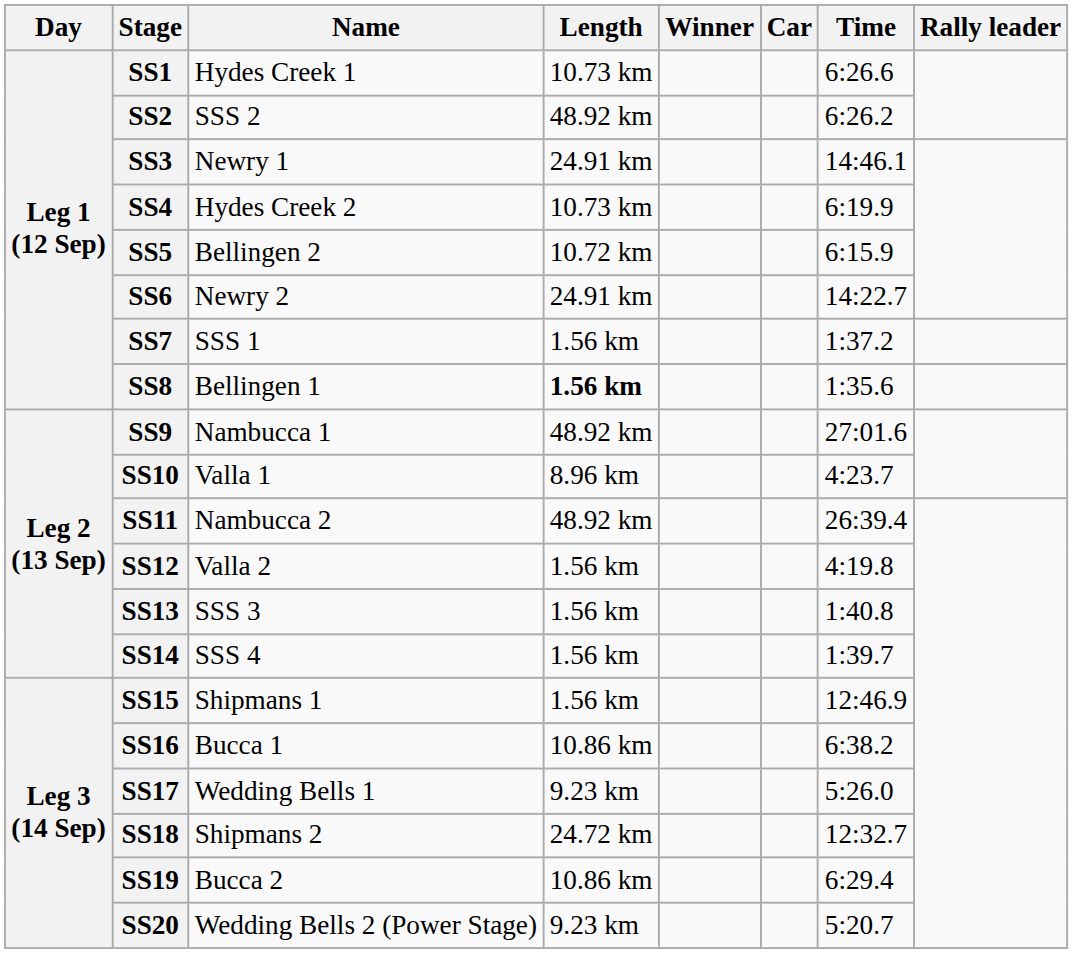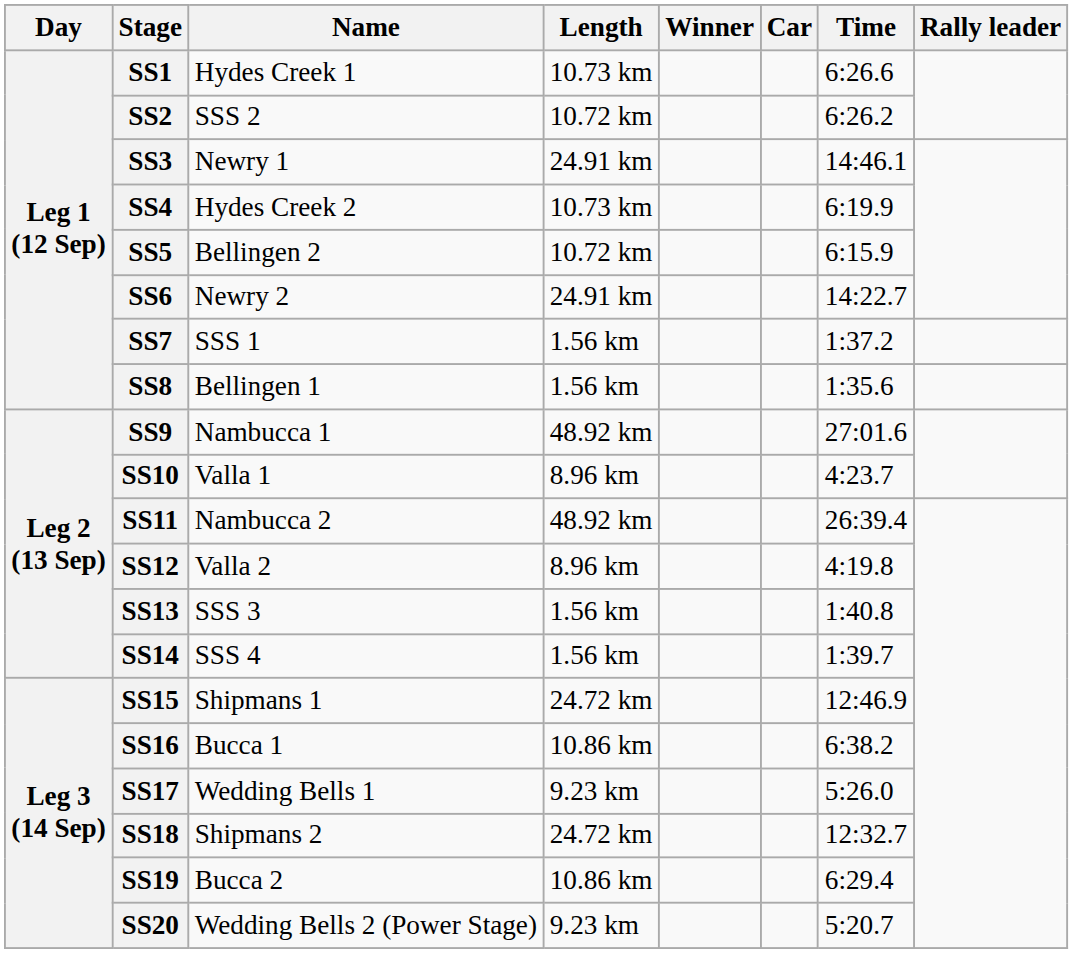(601, 117) 48.92 km -> (601, 117) 10.72 km
(596, 386) bold -> (594, 386) normal
(594, 565) 1.56 km -> (594, 565) 8.96 km
(594, 700) 1.56 km -> (601, 700) 24.72 km
